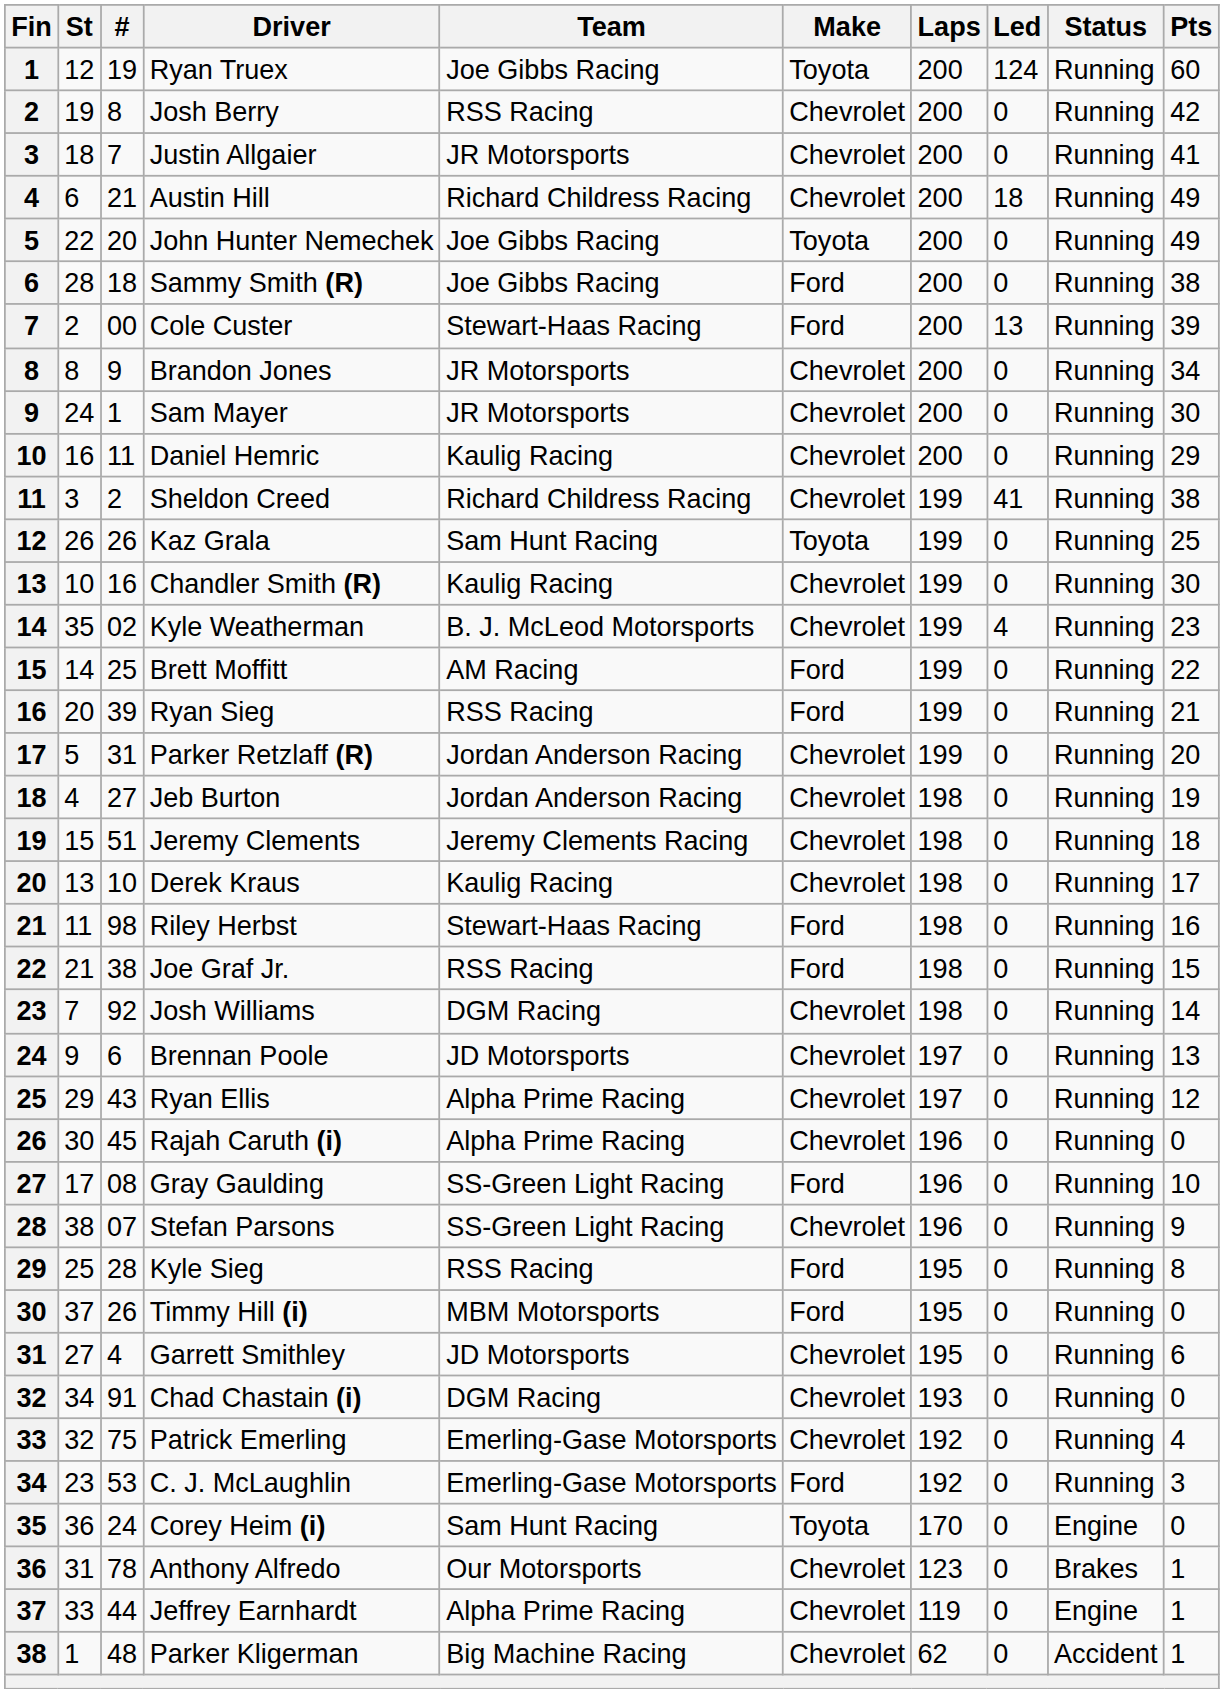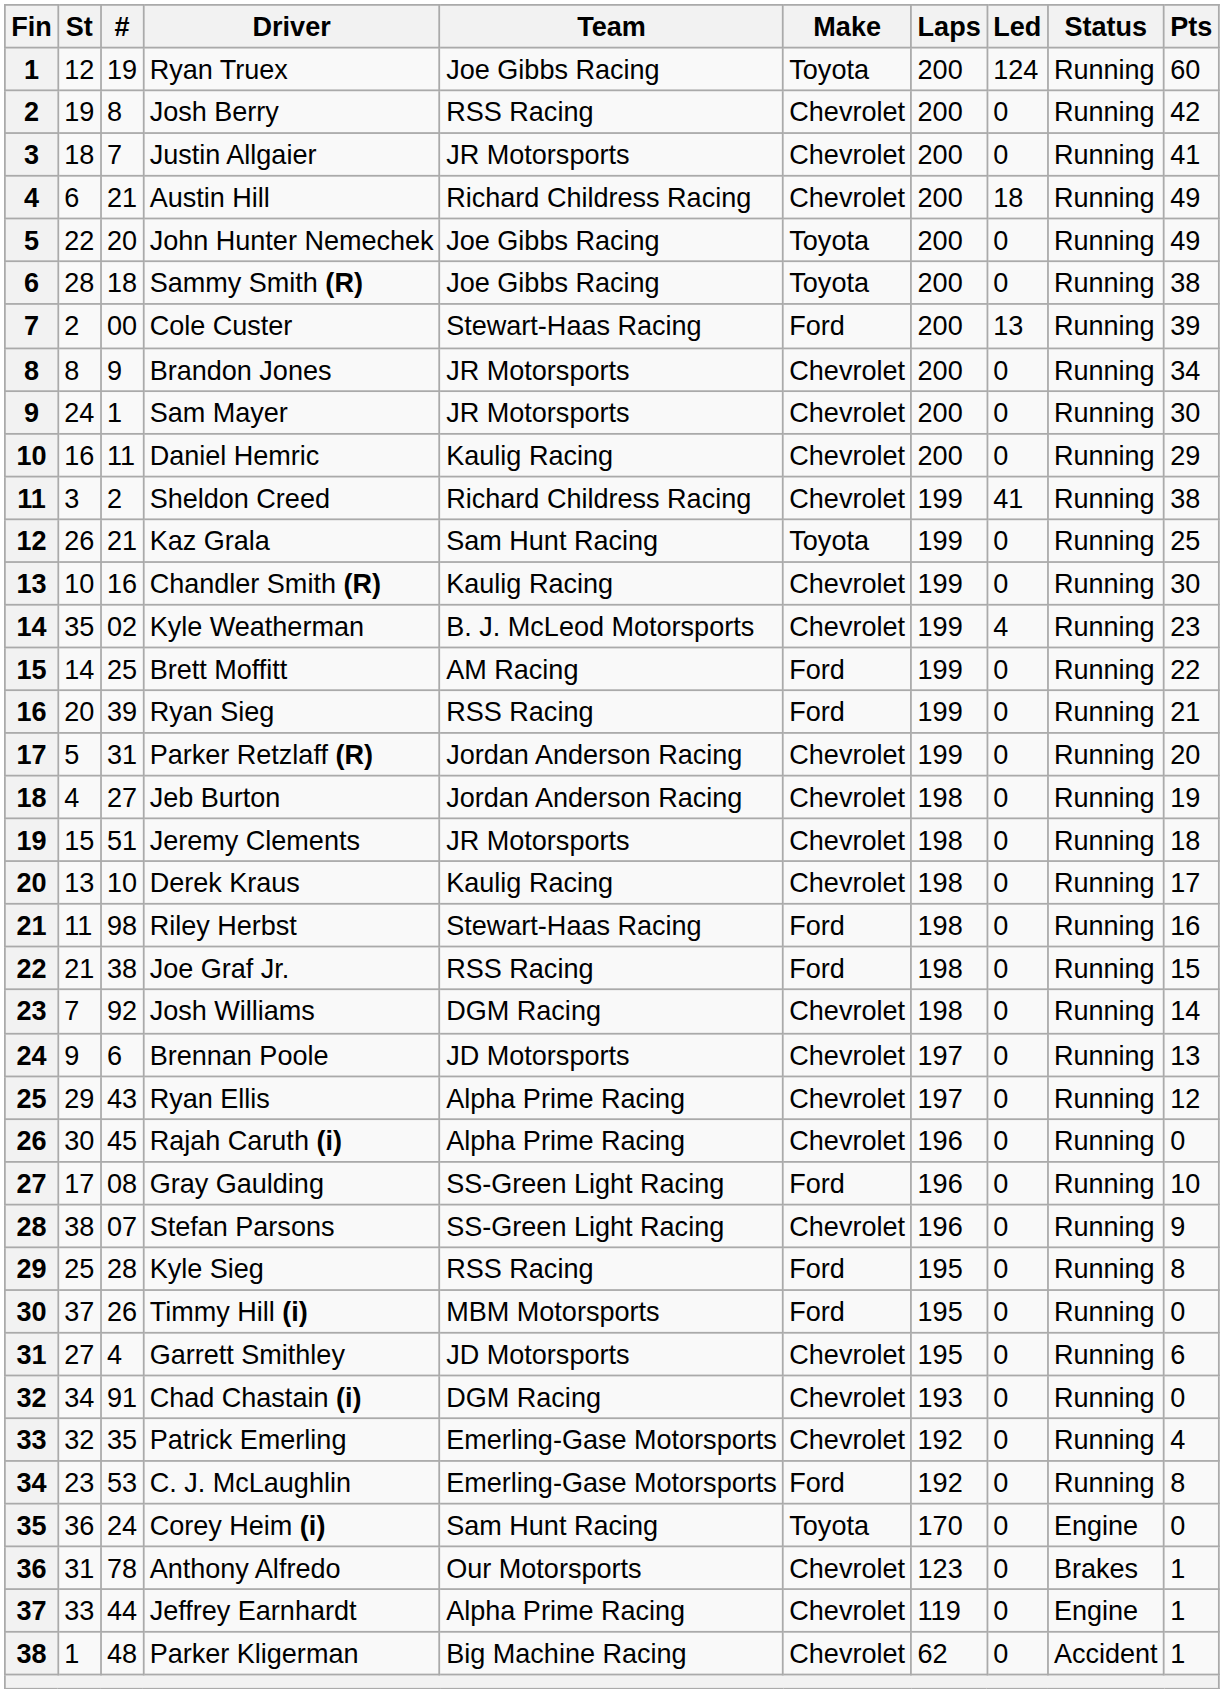(817, 283) Ford -> (829, 283) Toyota
(122, 540) 26 -> (122, 540) 21
(597, 840) Jeremy Clements Racing -> (538, 840) JR Motorsports
(122, 1440) 75 -> (122, 1440) 35
(1178, 1483) 3 -> (1178, 1483) 8
